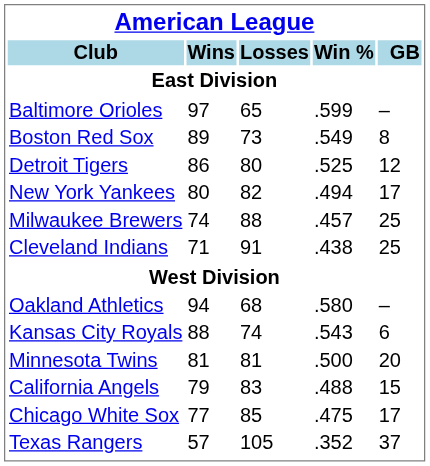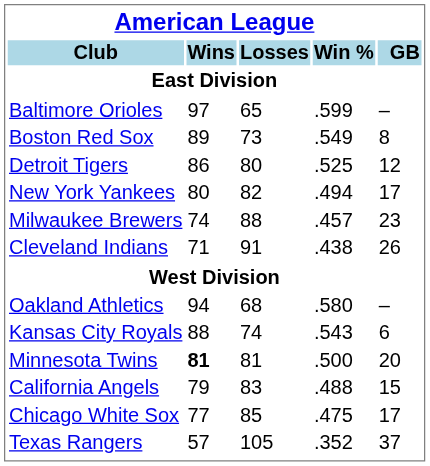(390, 220) 25 -> (390, 220) 23
(390, 247) 25 -> (390, 247) 26
(199, 360) normal -> (199, 360) bold
